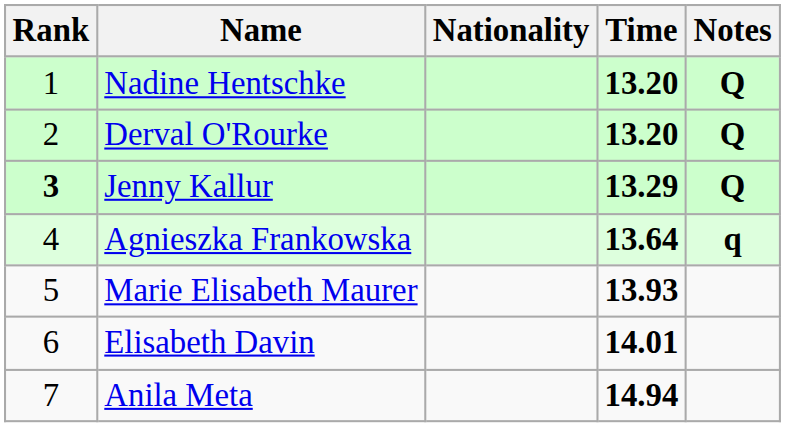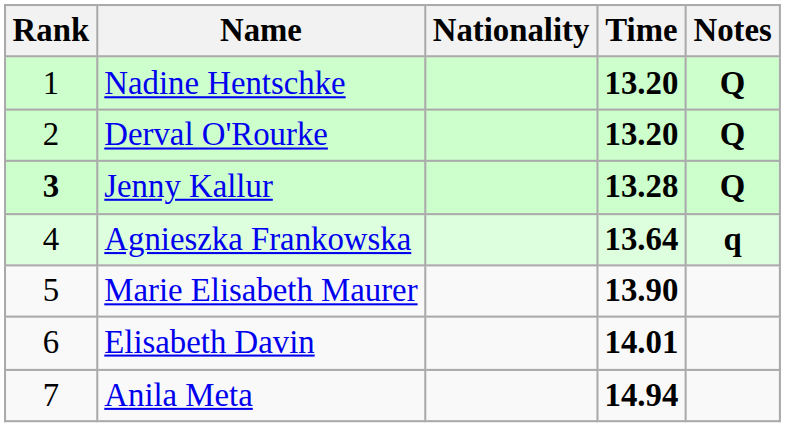(641, 186) 13.29 -> (641, 186) 13.28
(641, 290) 13.93 -> (641, 290) 13.90
